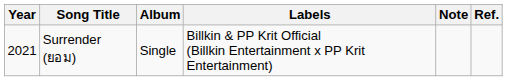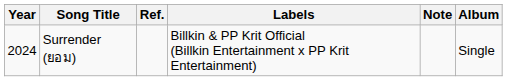columns swapped: (160, 14) <-> (487, 14)
(22, 50) 2021 -> (22, 50) 2024
